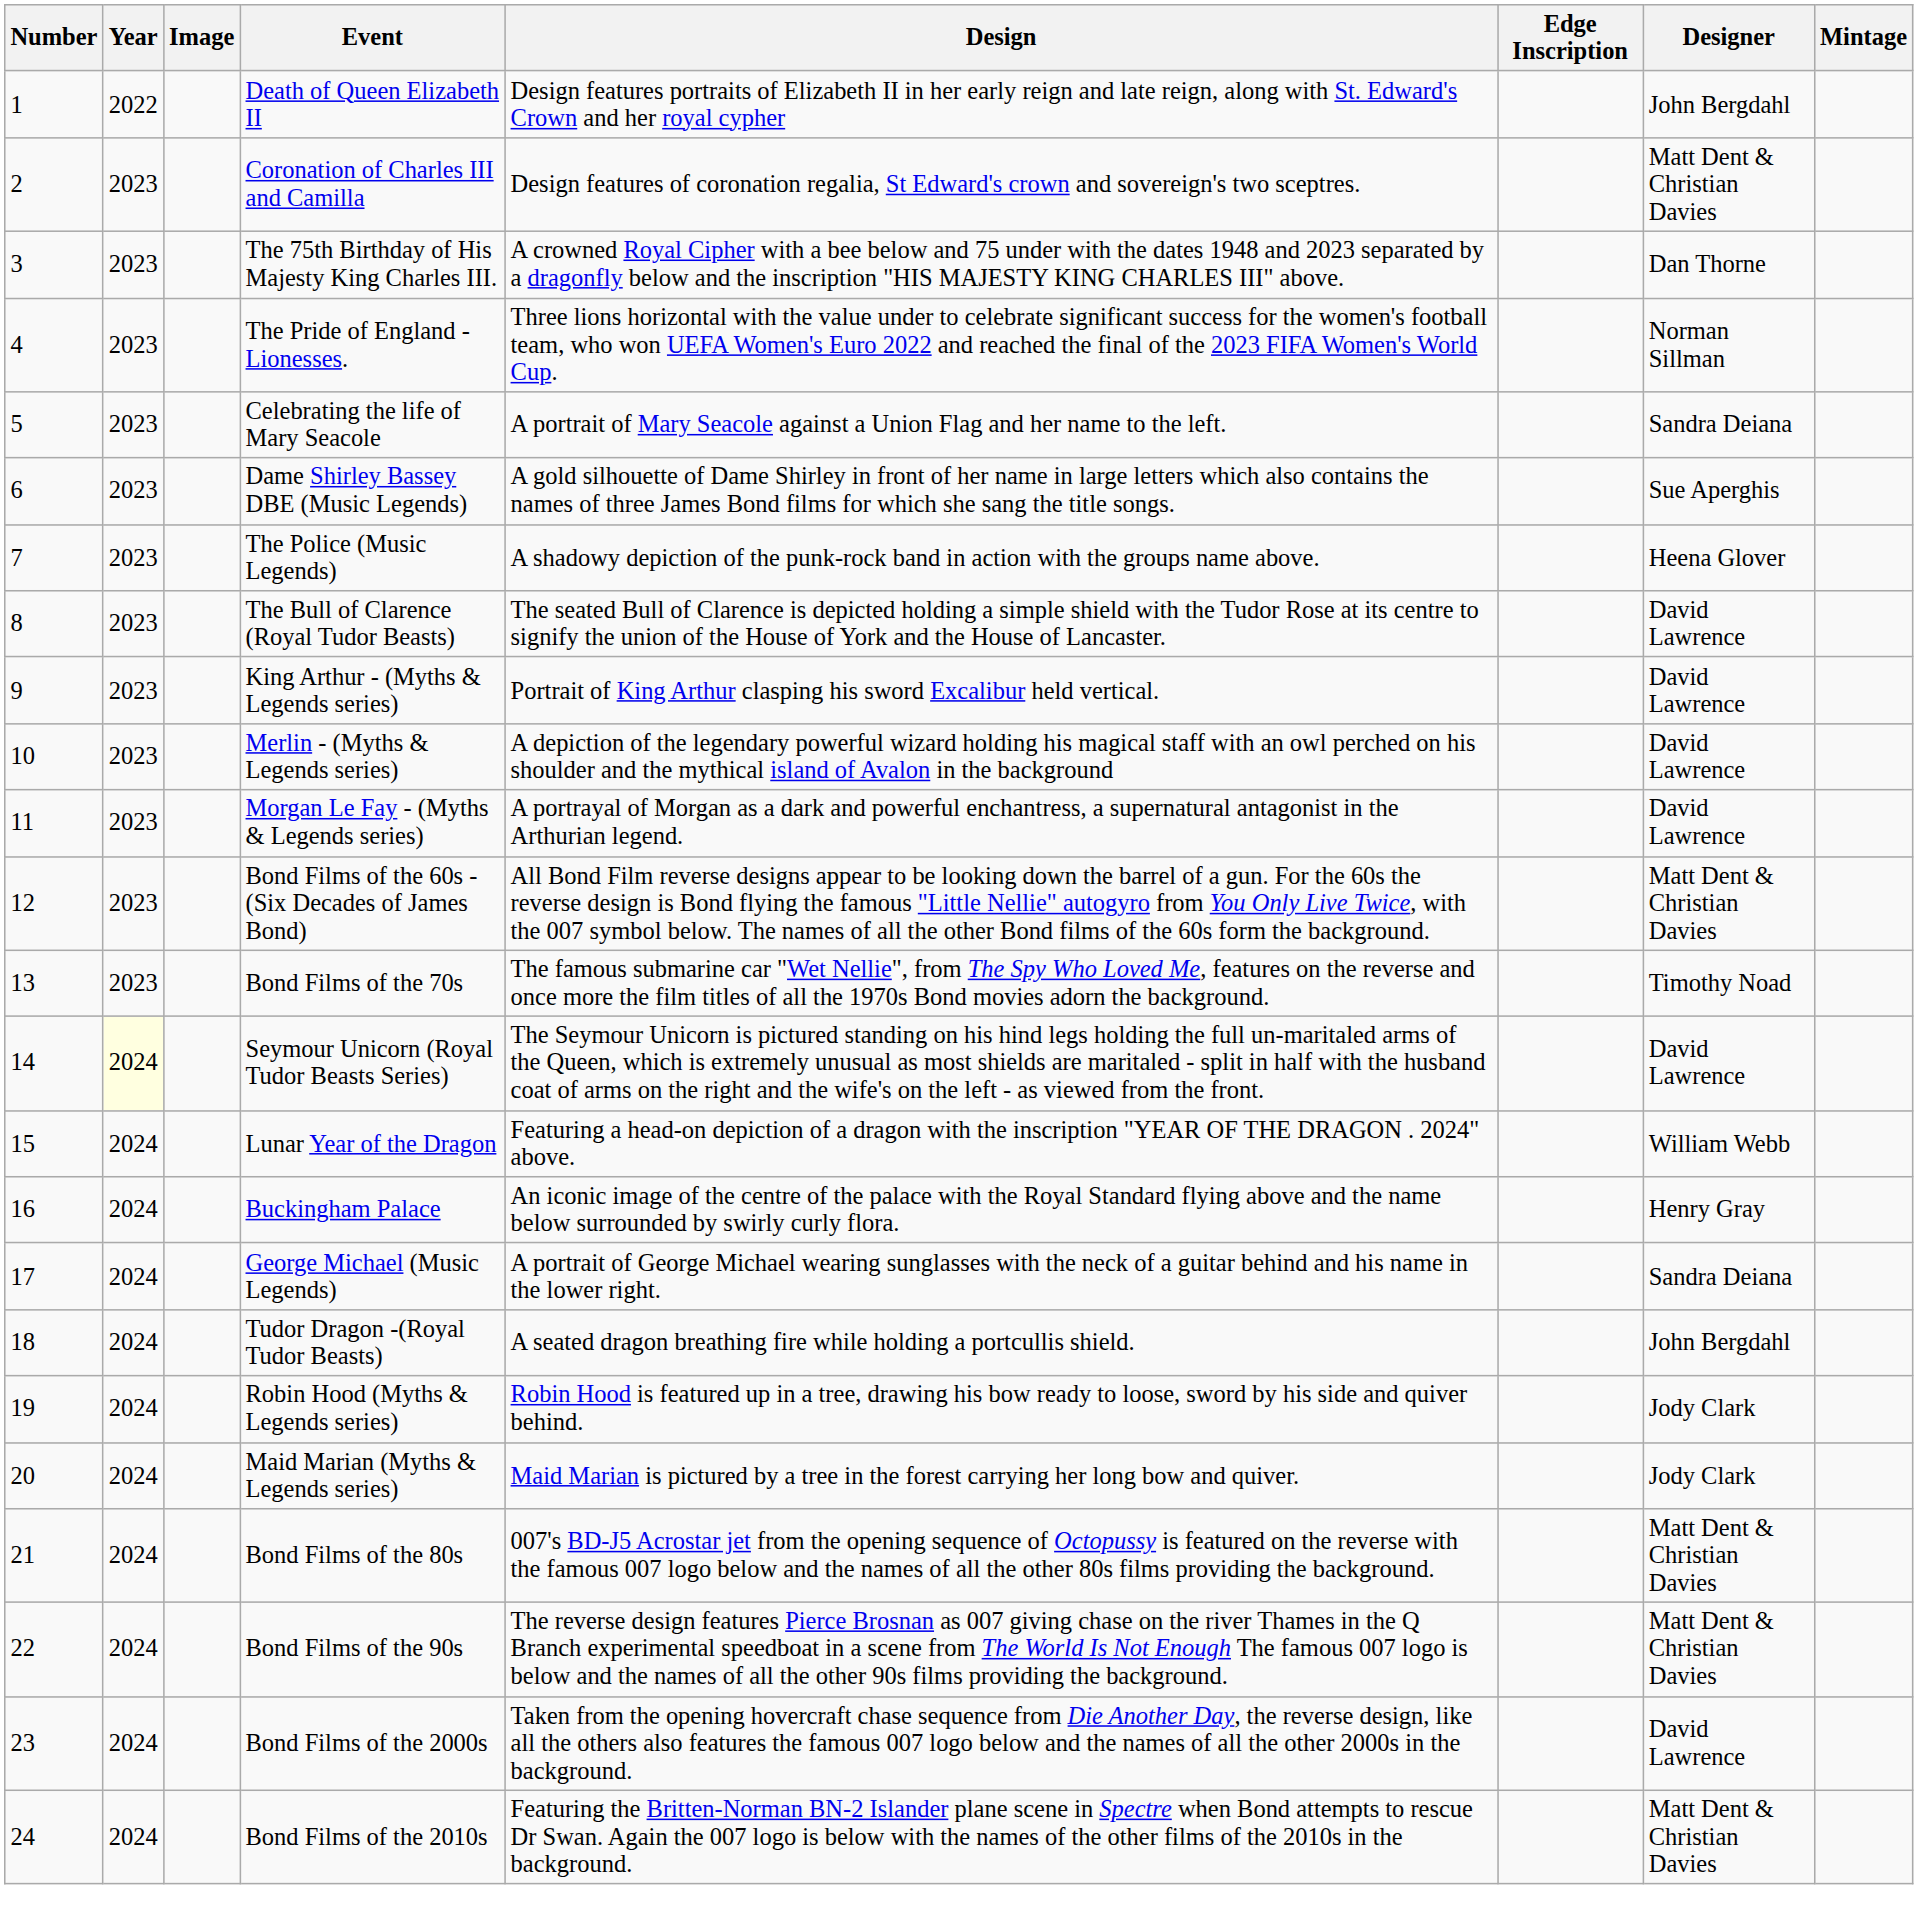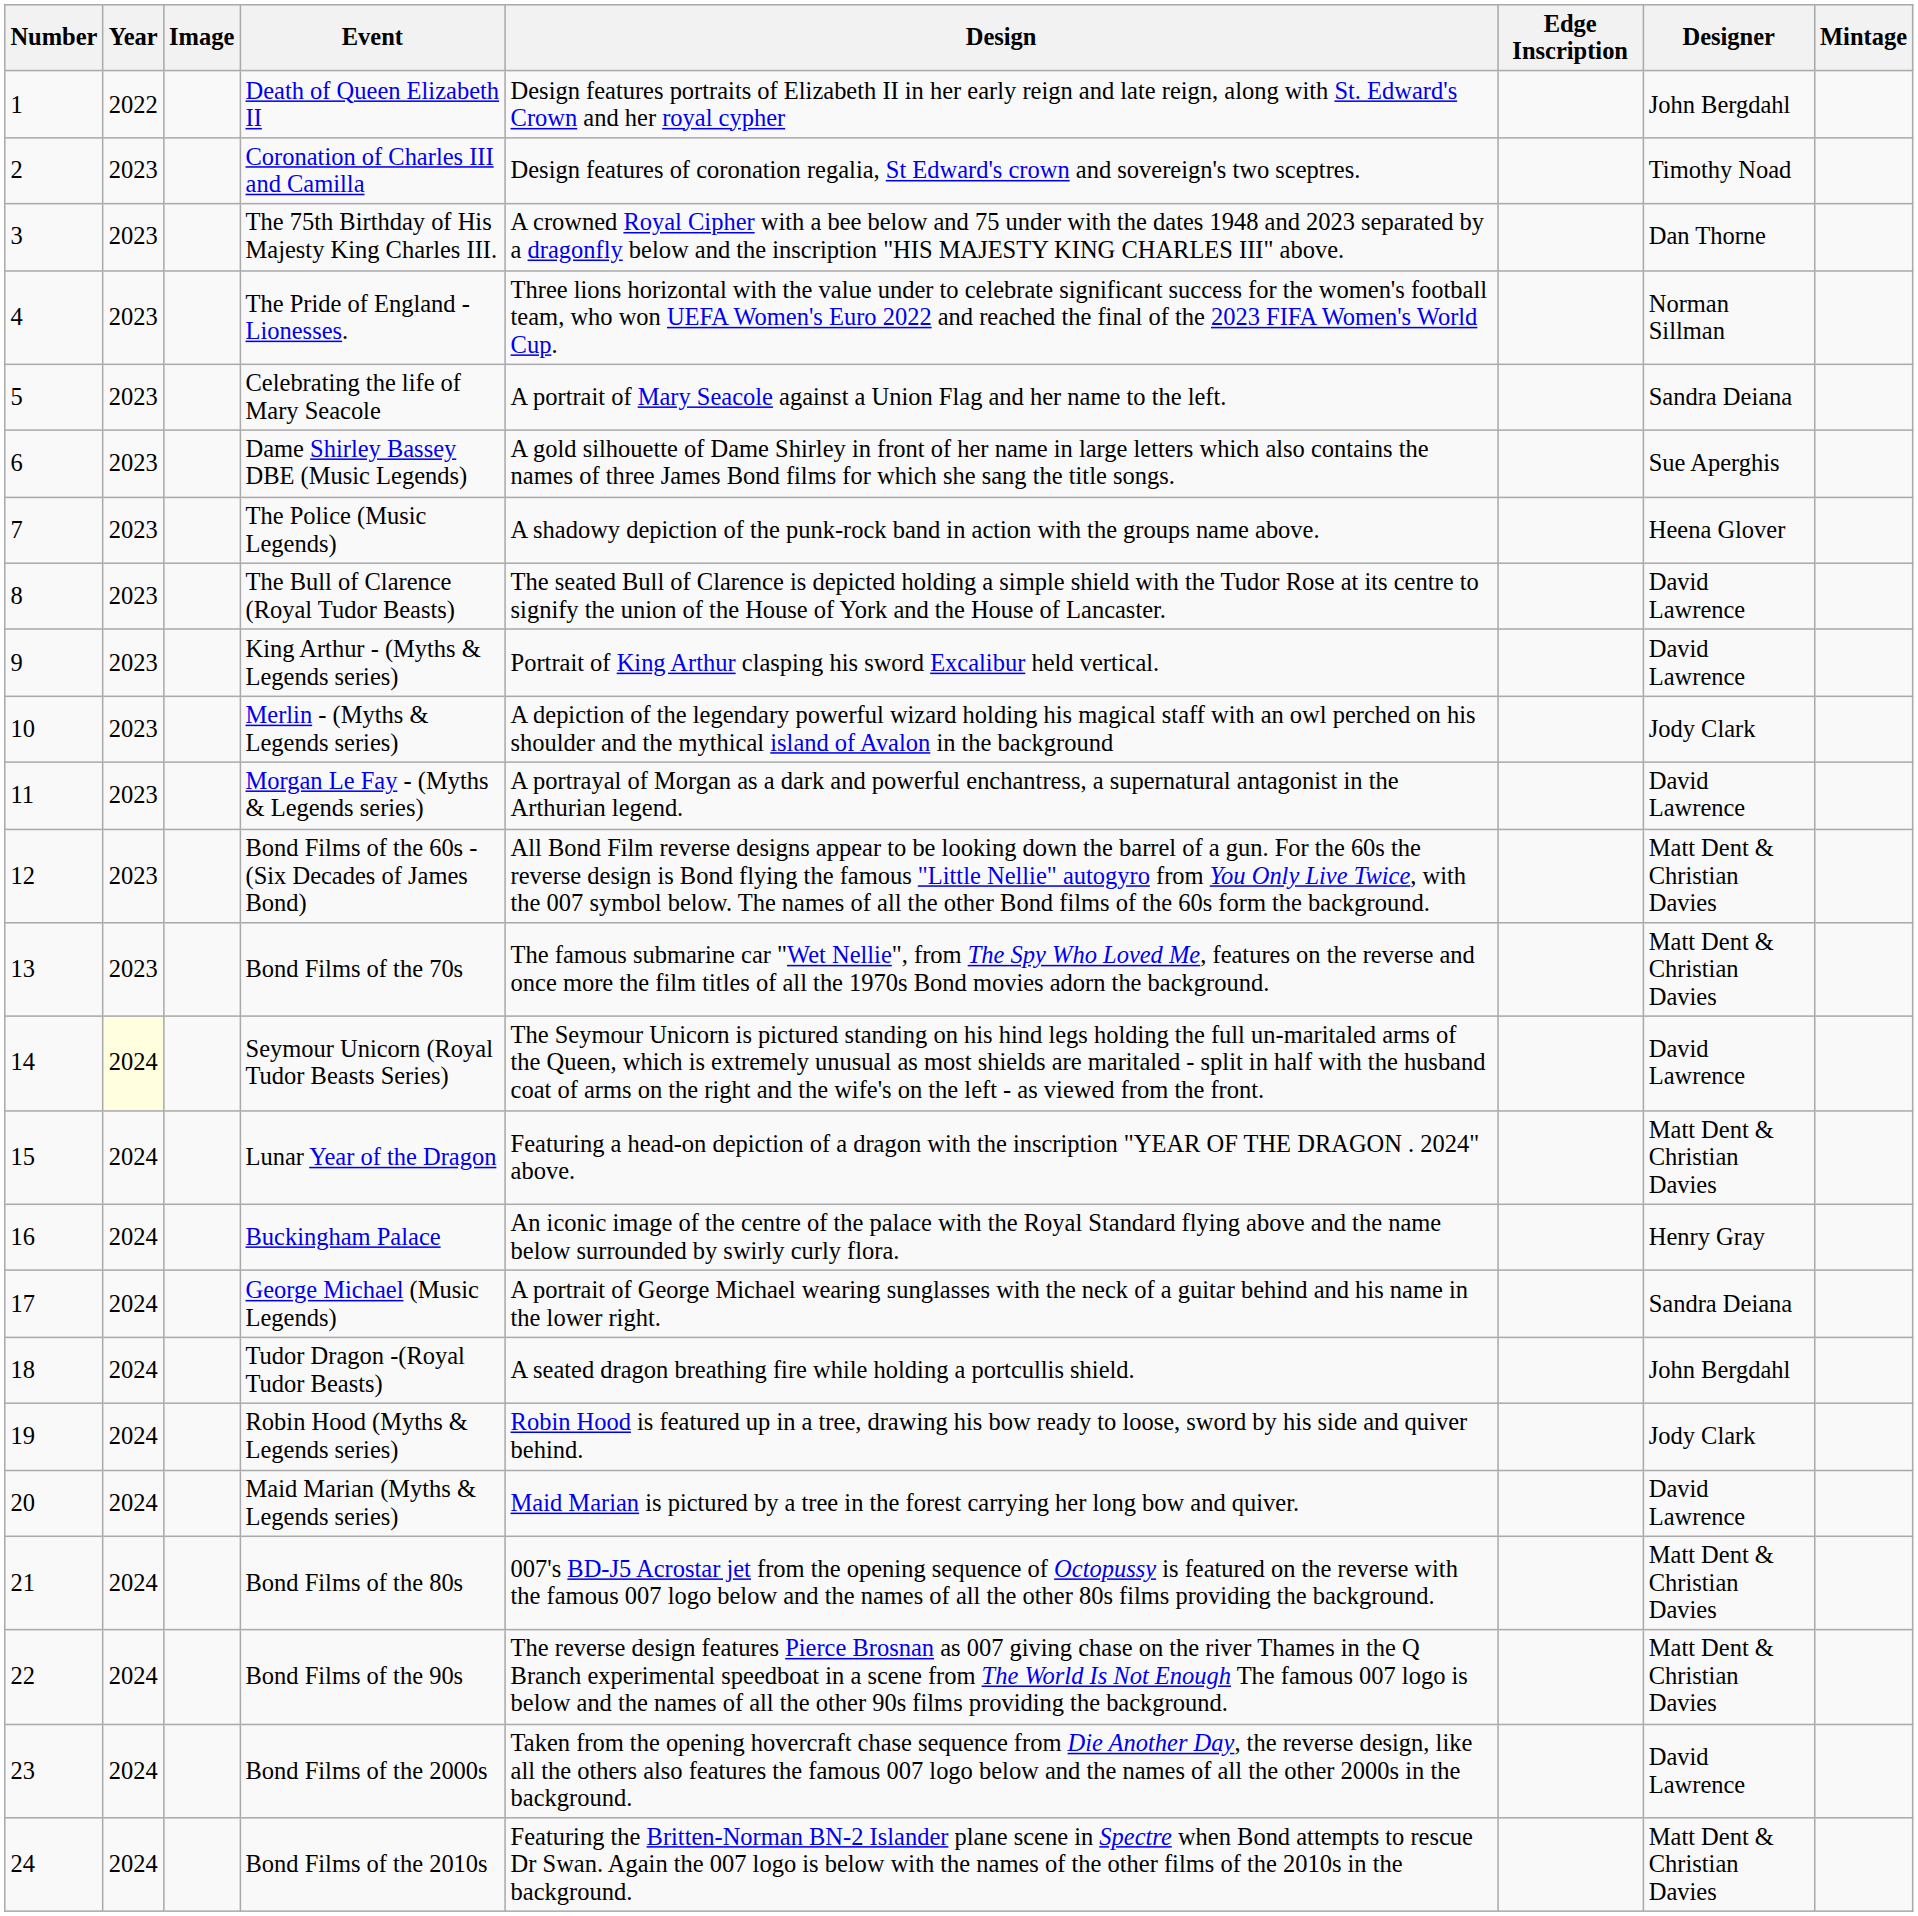(1711, 184) Matt Dent & Christian Davies -> (1720, 170) Timothy Noad
(1697, 756) David Lawrence -> (1702, 728) Jody Clark
(1720, 983) Timothy Noad -> (1711, 969) Matt Dent & Christian Davies
(1719, 1143) William Webb -> (1711, 1157) Matt Dent & Christian Davies
(1702, 1475) Jody Clark -> (1697, 1502) David Lawrence
